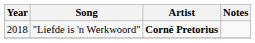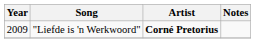(17, 29) 2018 -> (17, 29) 2009
